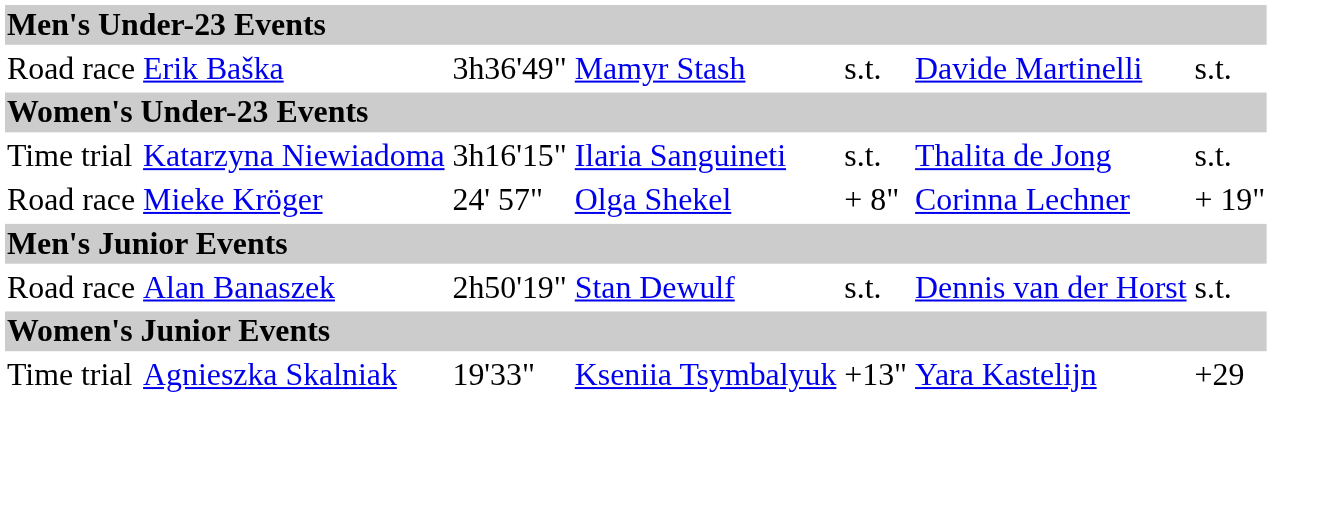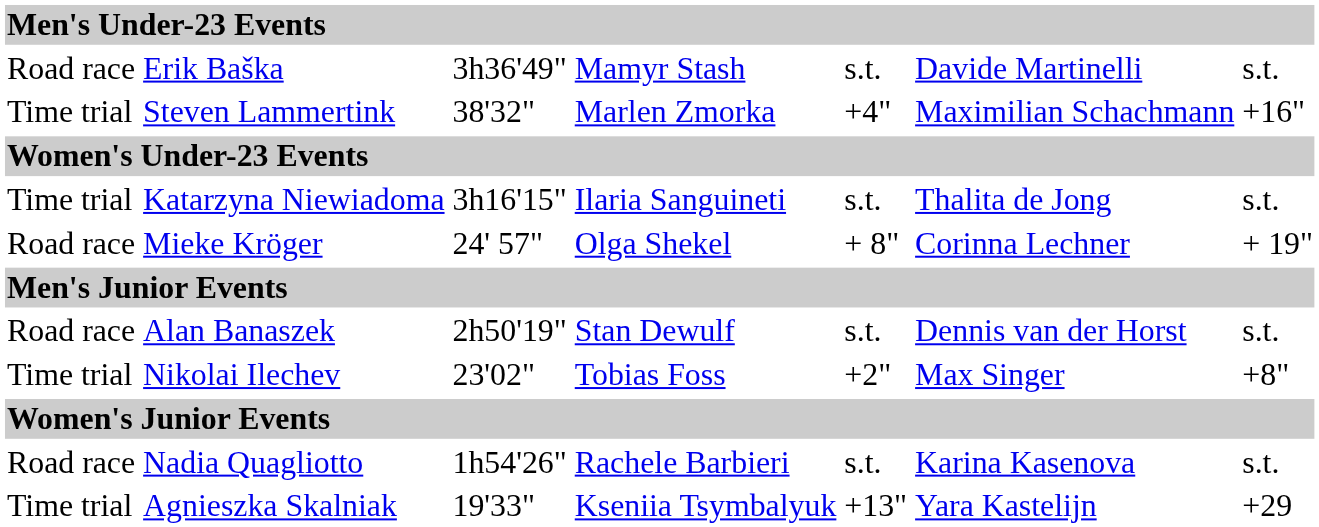+ row: (269, 111)
+ row: (242, 374)
+ row: (253, 462)
